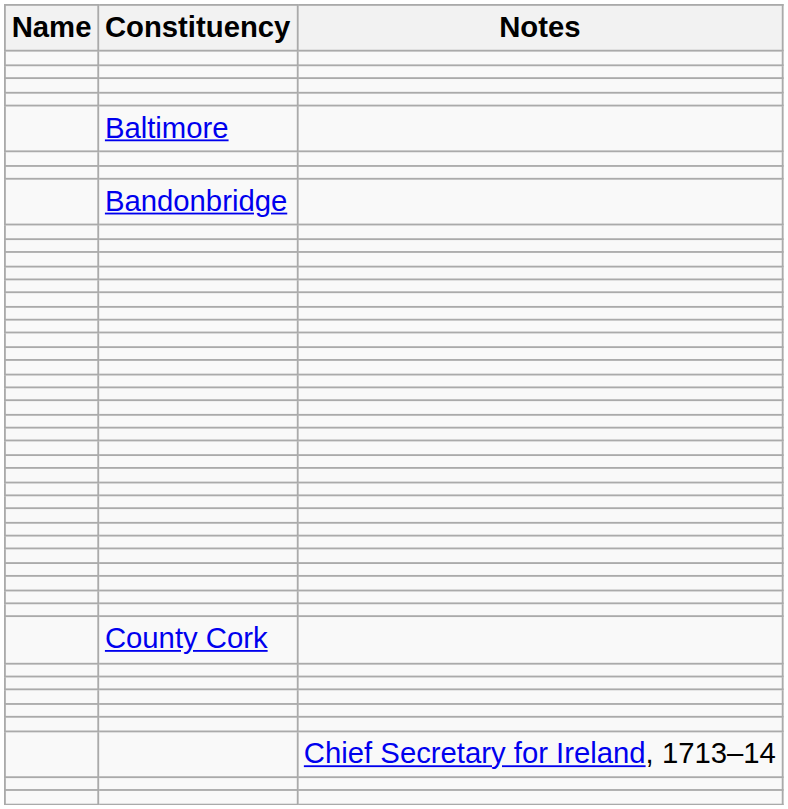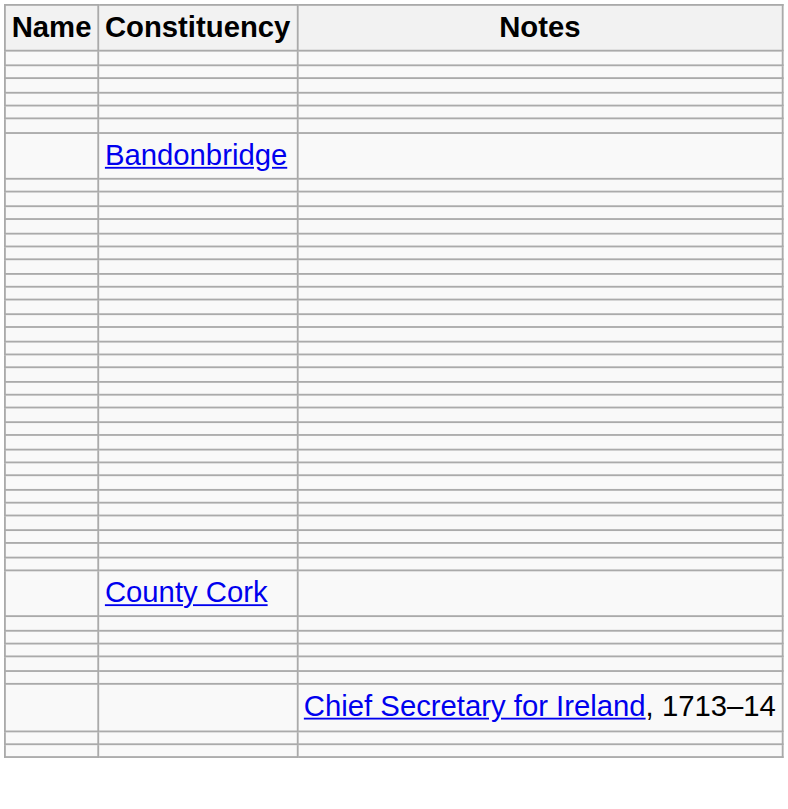- row: (167, 128)
